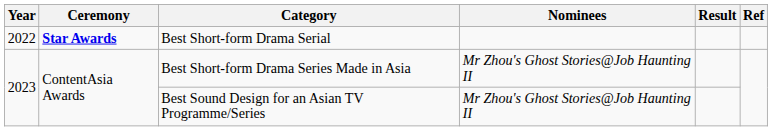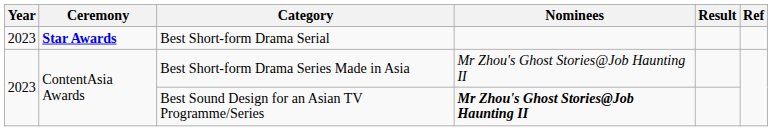(22, 37) 2022 -> (22, 37) 2023
(577, 106) normal -> (546, 106) bold
